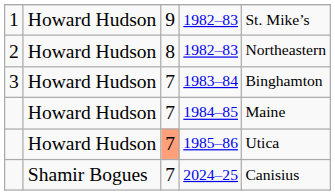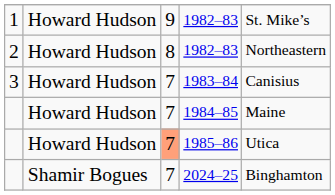(284, 81) Binghamton -> (272, 81) Canisius
(272, 174) Canisius -> (284, 174) Binghamton
